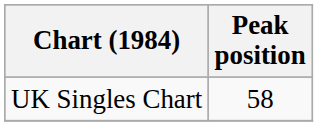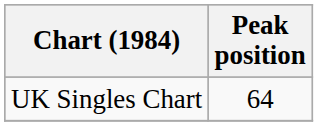(260, 98) 58 -> (260, 98) 64
